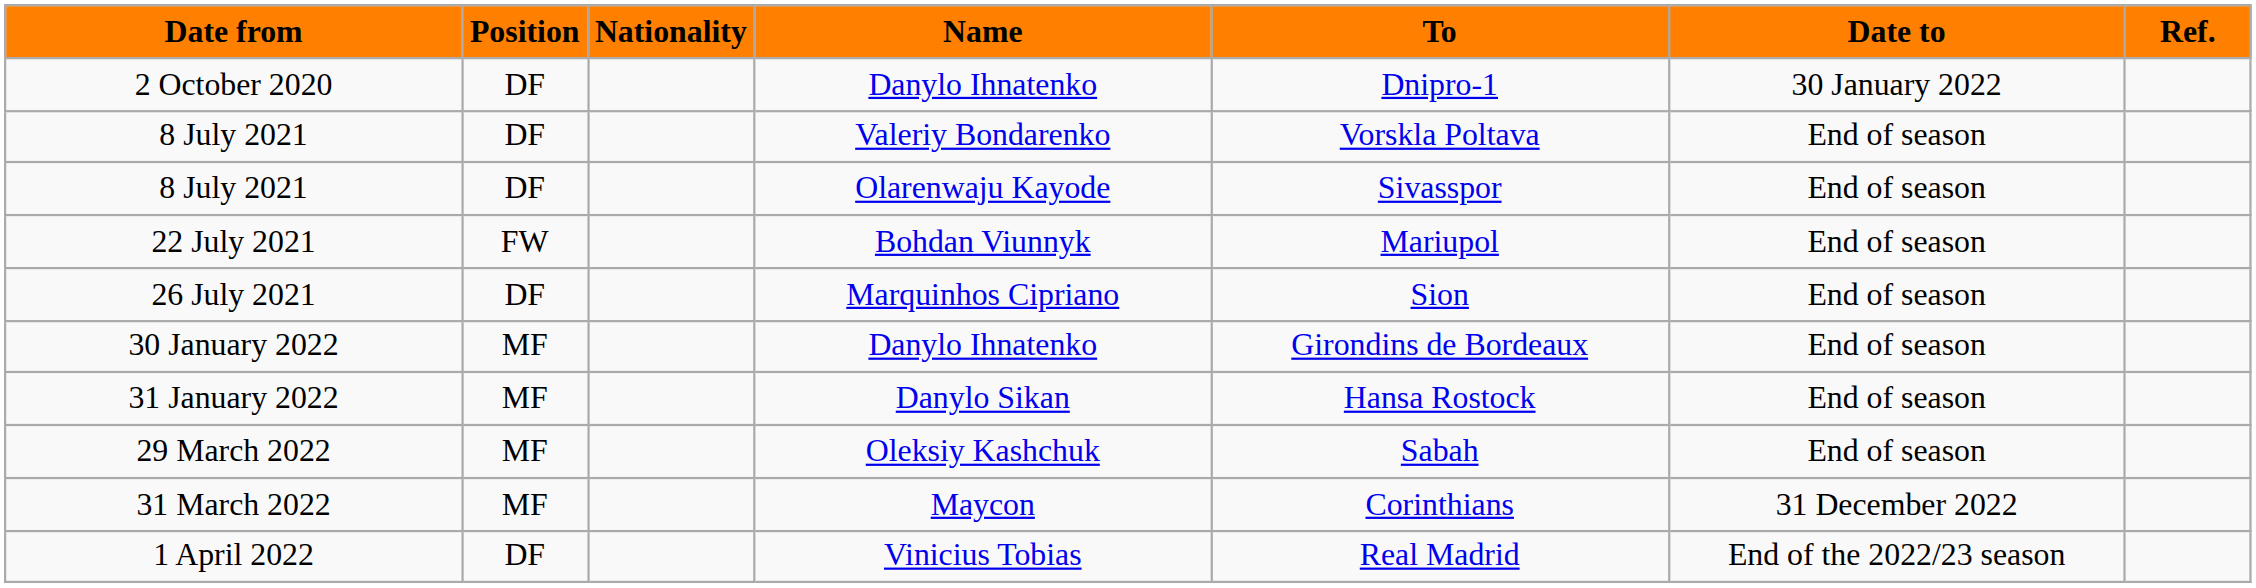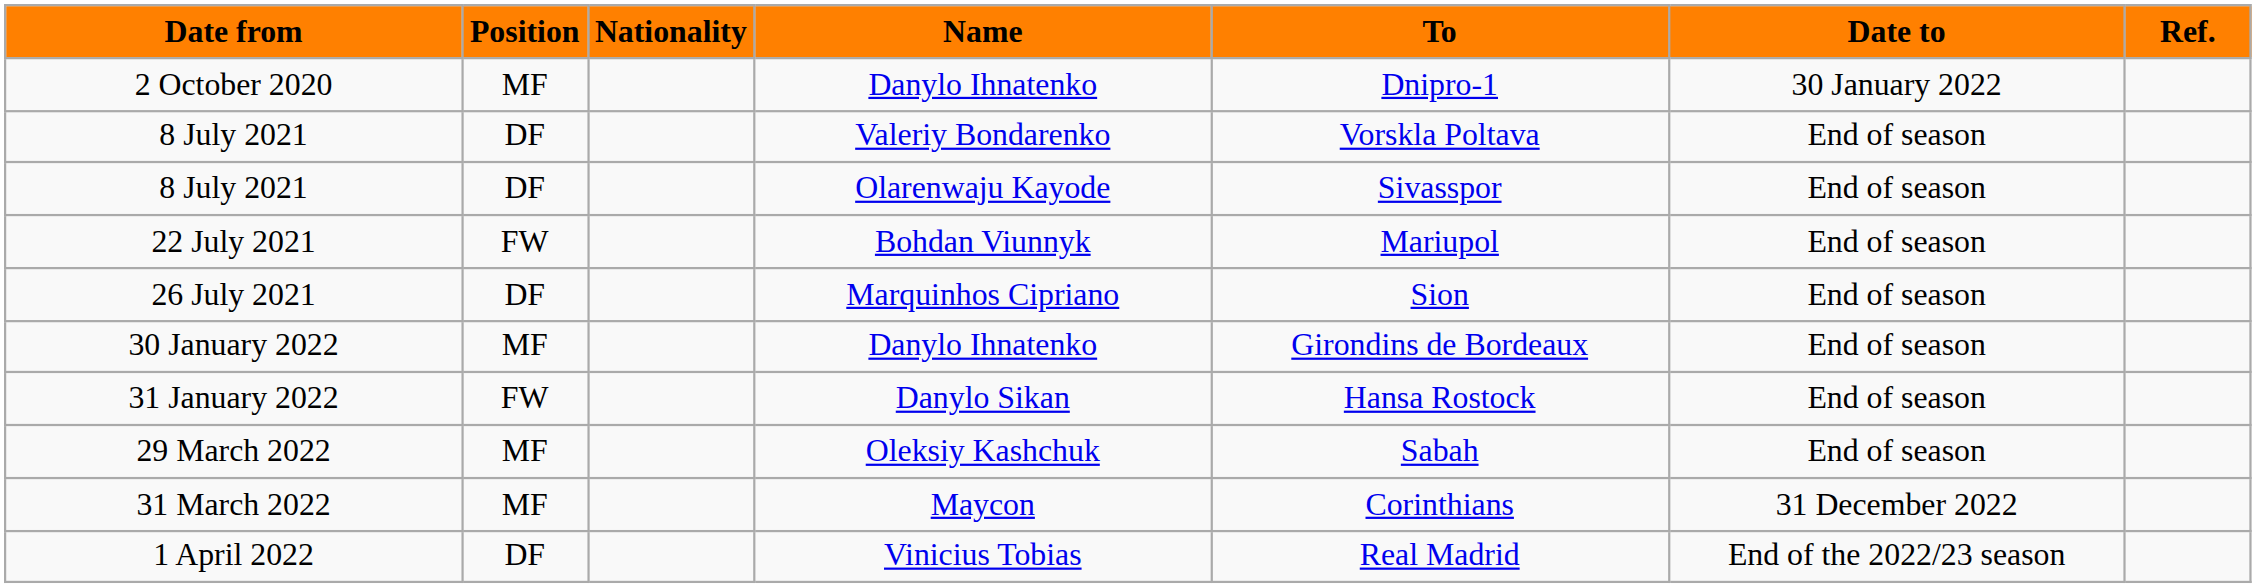(525, 83) DF -> (525, 83) MF
(525, 398) MF -> (525, 398) FW
